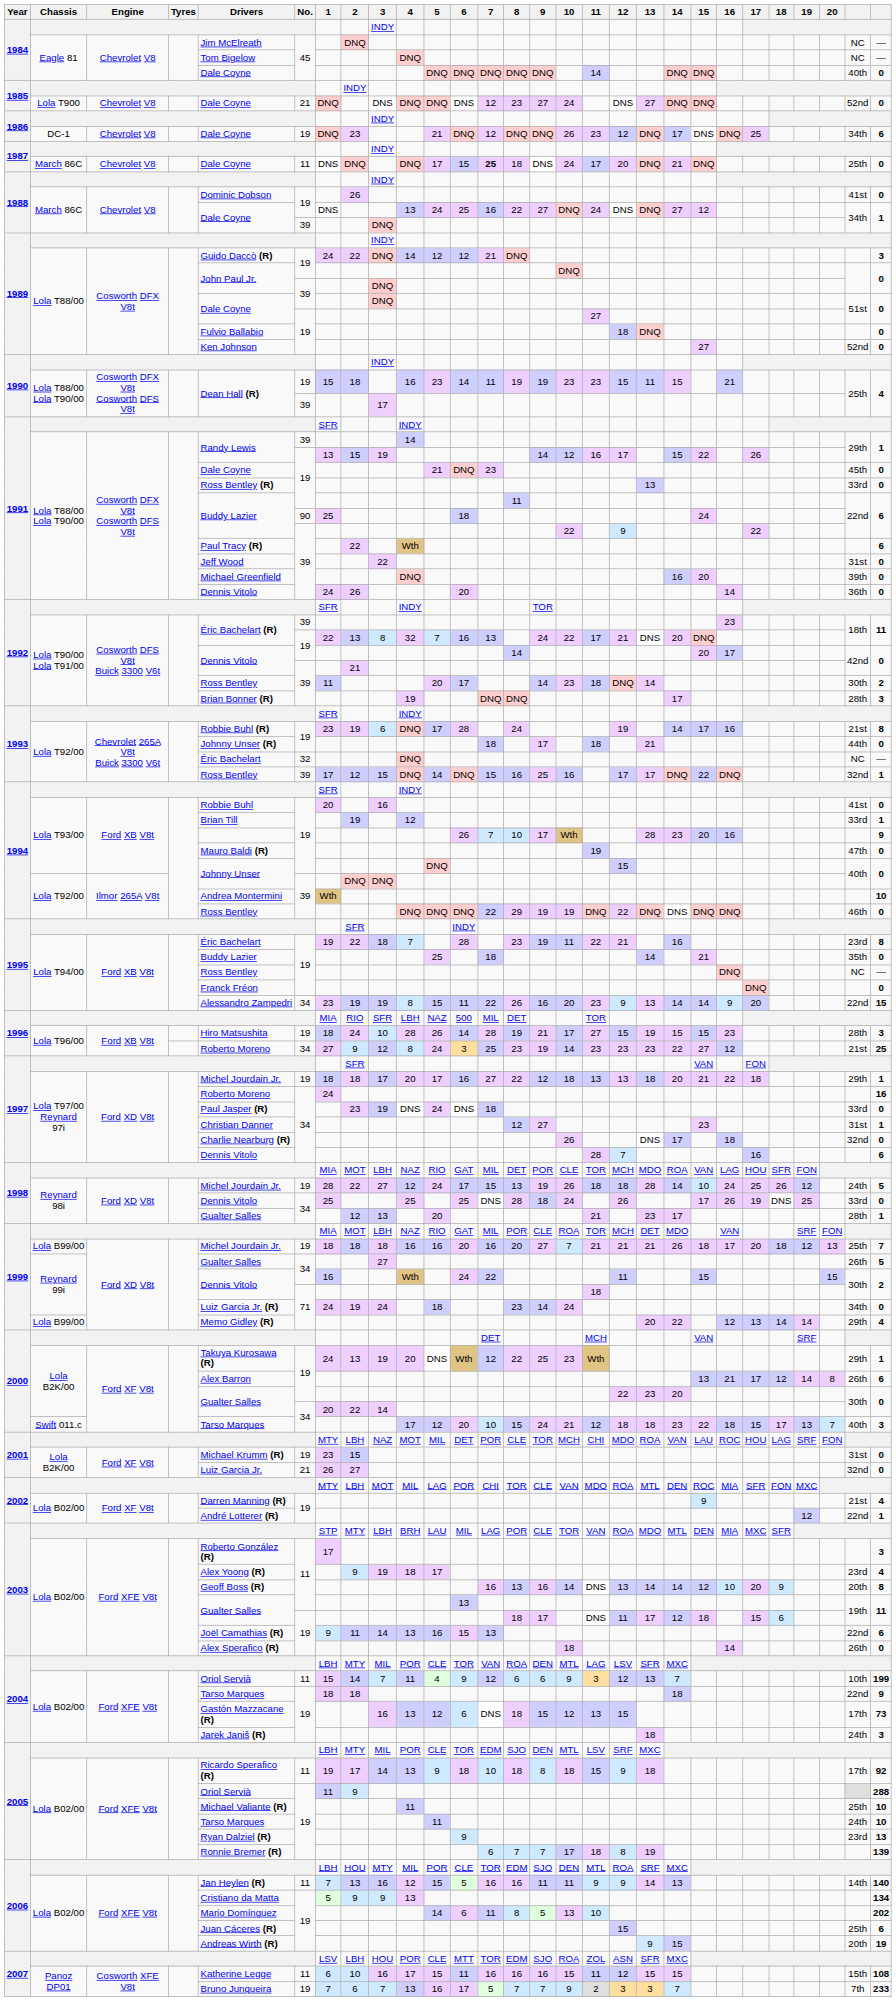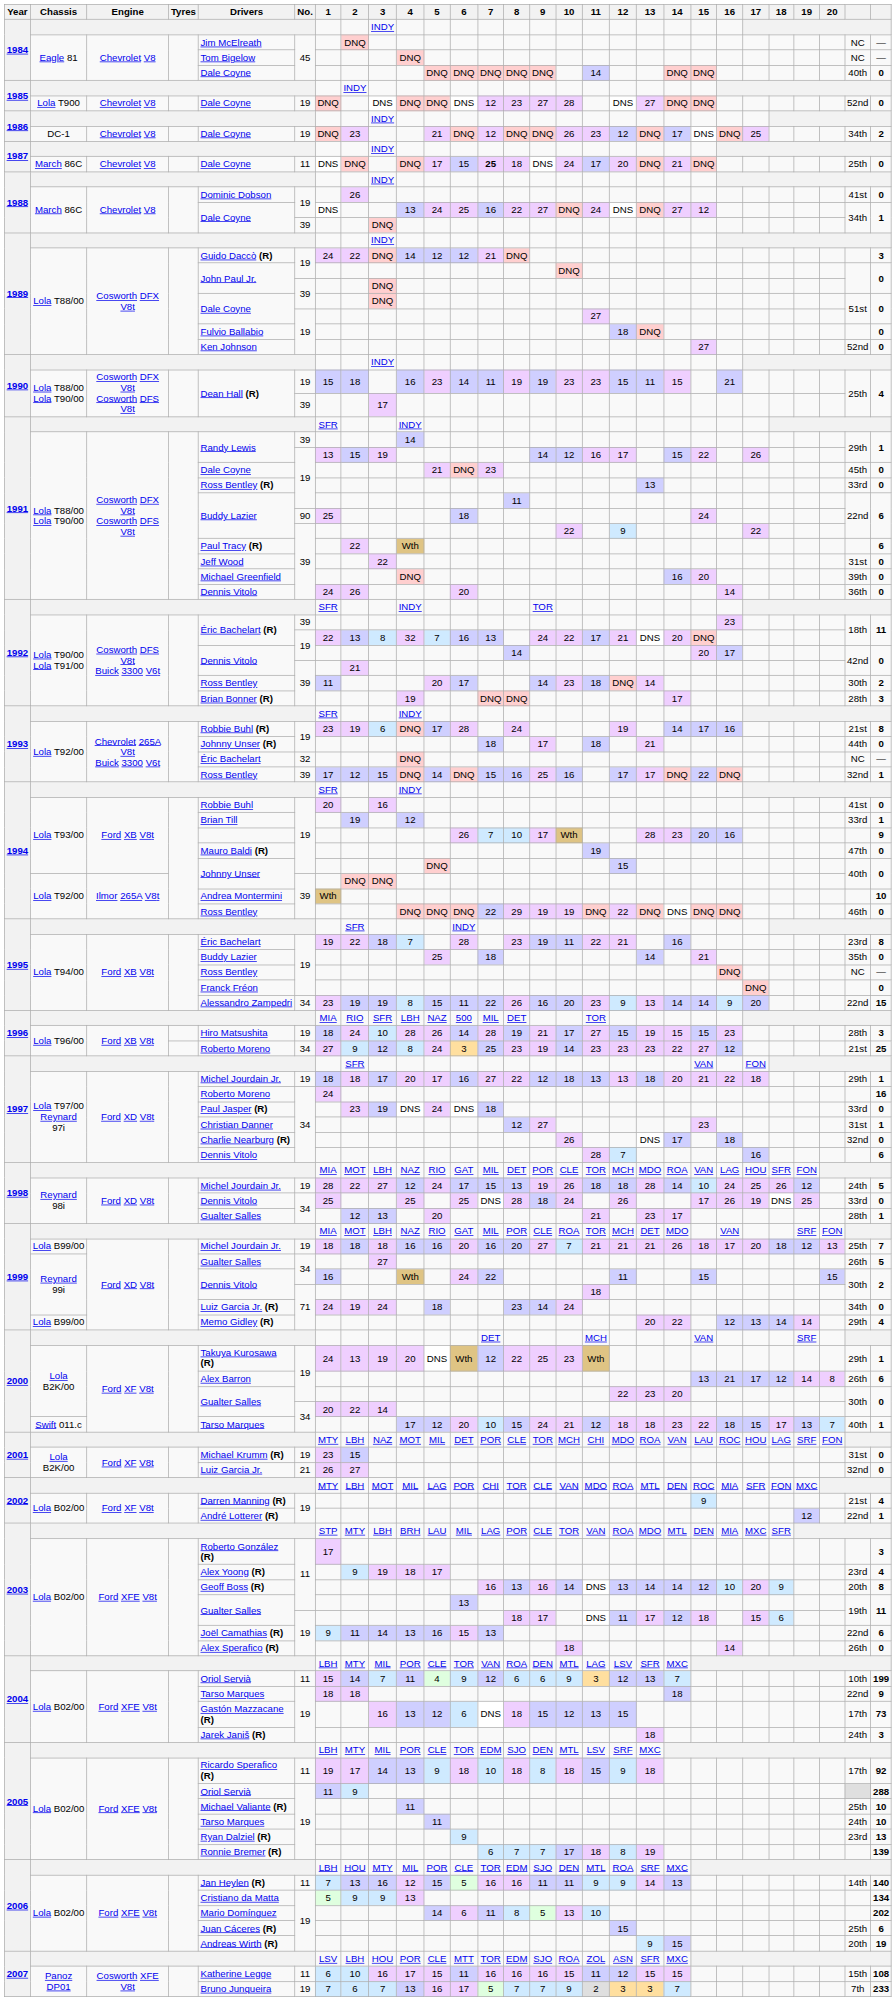(305, 103) 21 -> (305, 103) 19
(569, 103) 24 -> (569, 103) 28
(881, 133) 6 -> (881, 133) 2
(881, 1424) 3 -> (881, 1424) 1
